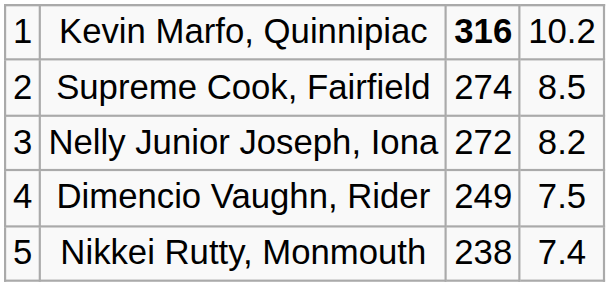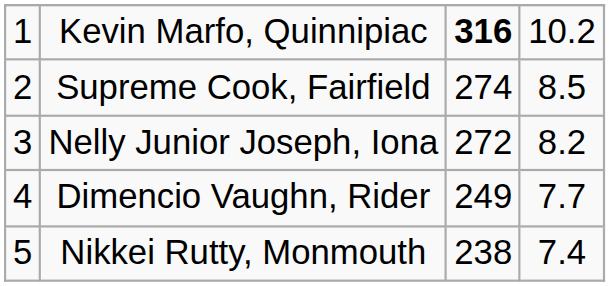(562, 197) 7.5 -> (562, 197) 7.7
